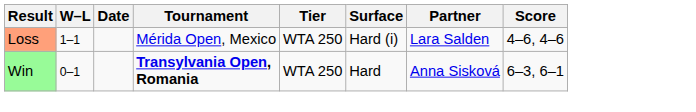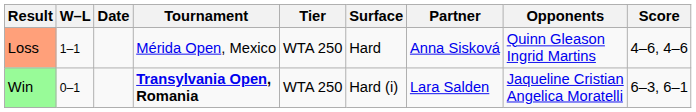+ column: (565, 16)
(374, 39) Hard (i) -> (365, 47) Hard
(450, 39) Lara Salden -> (455, 47) Anna Sisková
(365, 71) Hard -> (374, 87) Hard (i)
(455, 71) Anna Sisková -> (450, 87) Lara Salden
